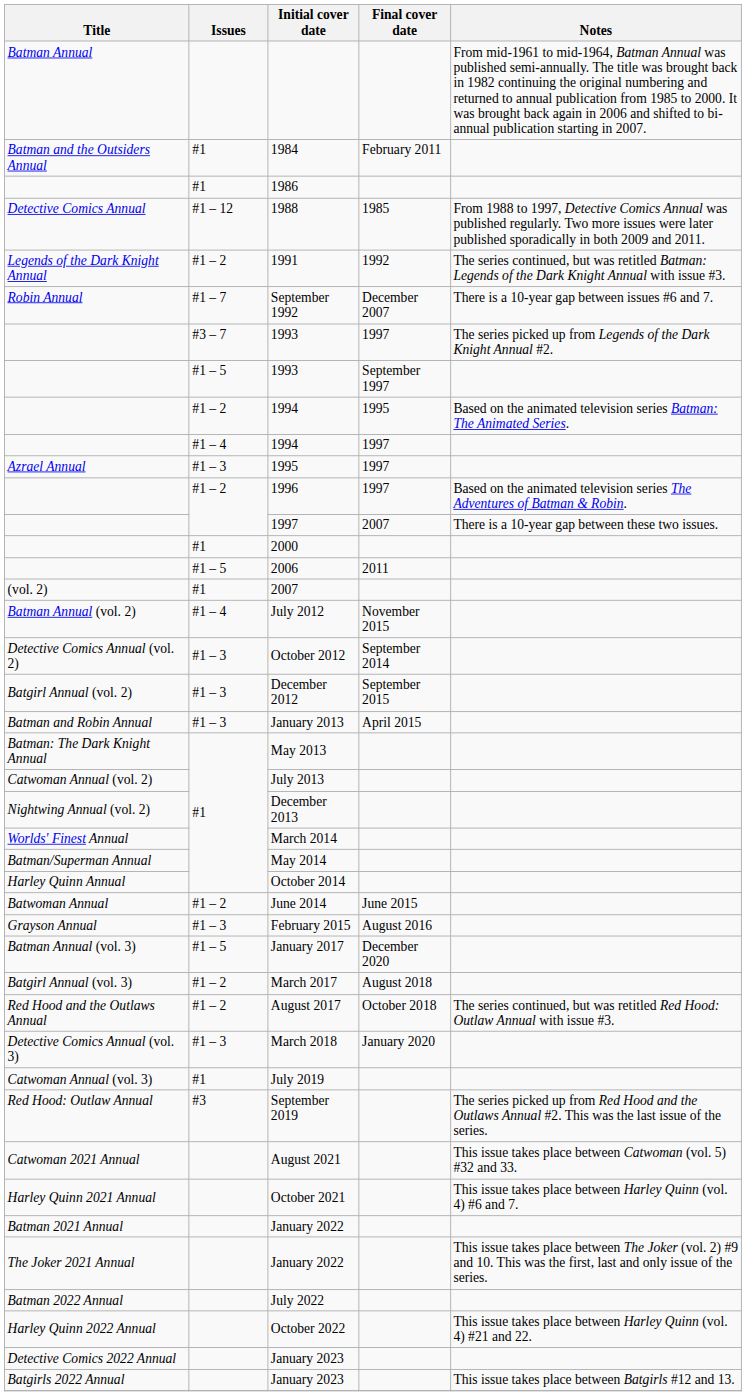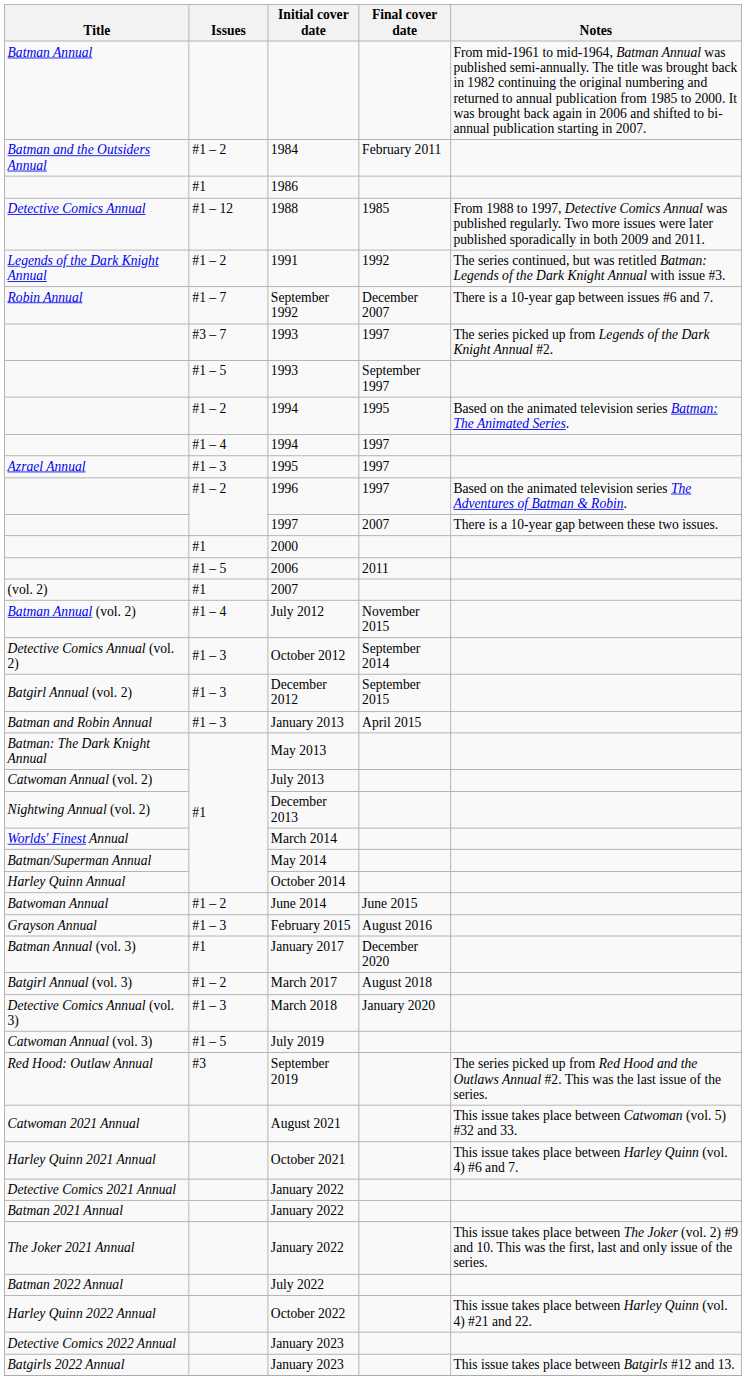(199, 150) #1 -> (209, 150) #1 – 2
(209, 946) #1 – 5 -> (199, 946) #1
- row: (81, 1012)
(199, 1078) #1 -> (209, 1042) #1 – 5
+ row: (92, 1189)
